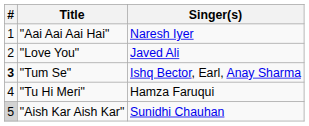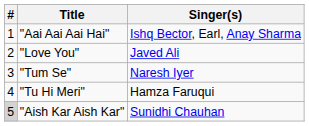(162, 34) Naresh Iyer -> (215, 34) Ishq Bector, Earl, Anay Sharma
(11, 73) bold -> (11, 73) normal
(215, 73) Ishq Bector, Earl, Anay Sharma -> (162, 73) Naresh Iyer
